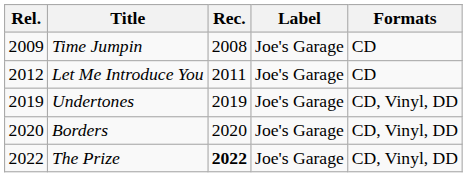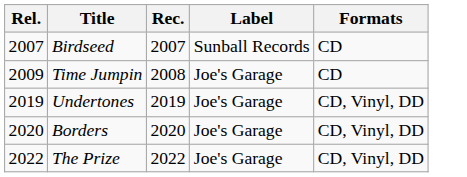+ row: (83, 46)
- row: (128, 74)
(229, 158) bold -> (168, 158) normal
